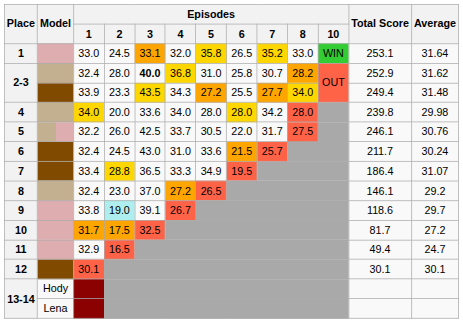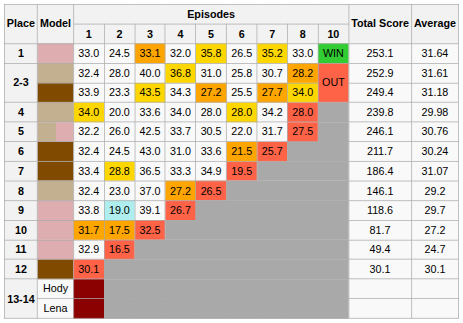(150, 73) bold -> (150, 73) normal
(435, 73) 31.62 -> (435, 73) 31.61
(435, 92) 31.48 -> (435, 92) 31.18
